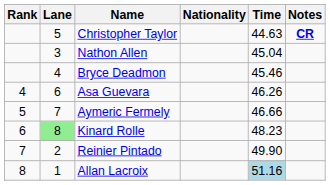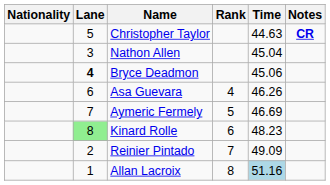columns swapped: (22, 14) <-> (214, 14)
(57, 73) normal -> (90, 73) bold
(267, 73) 45.46 -> (267, 73) 45.06
(267, 112) 46.66 -> (267, 112) 46.69
(267, 151) 49.90 -> (267, 151) 49.09
